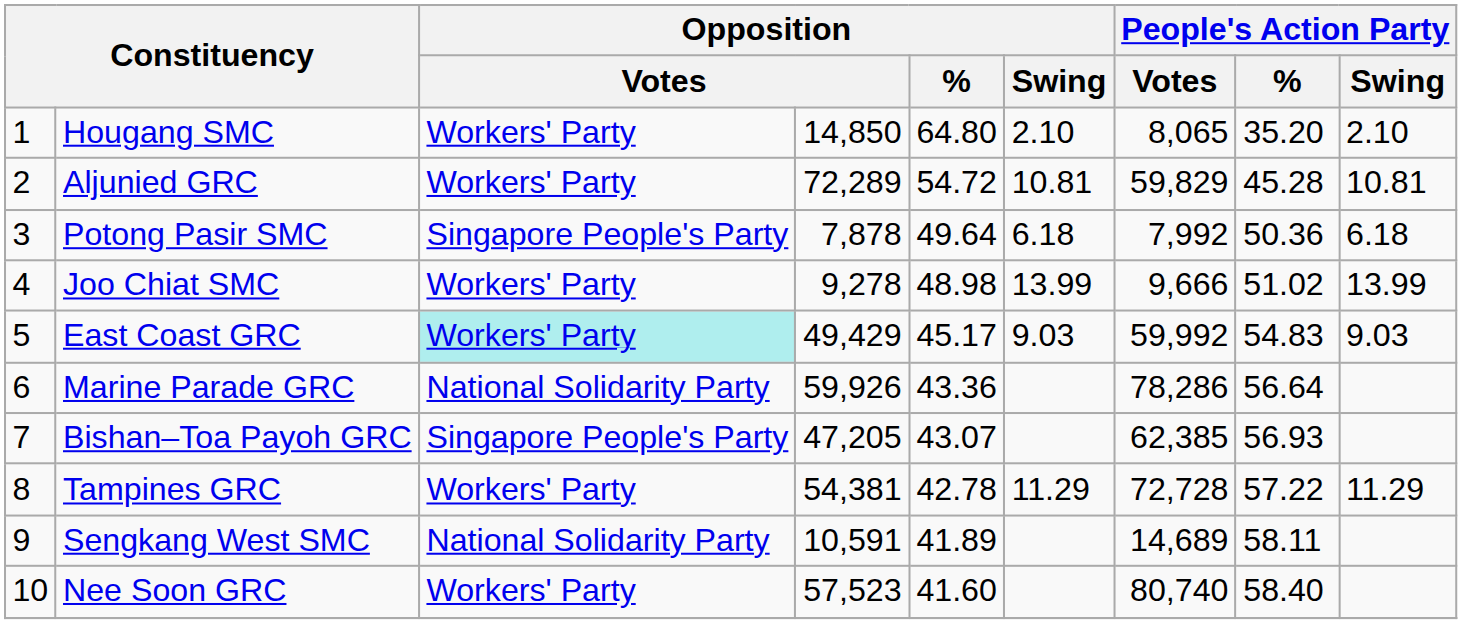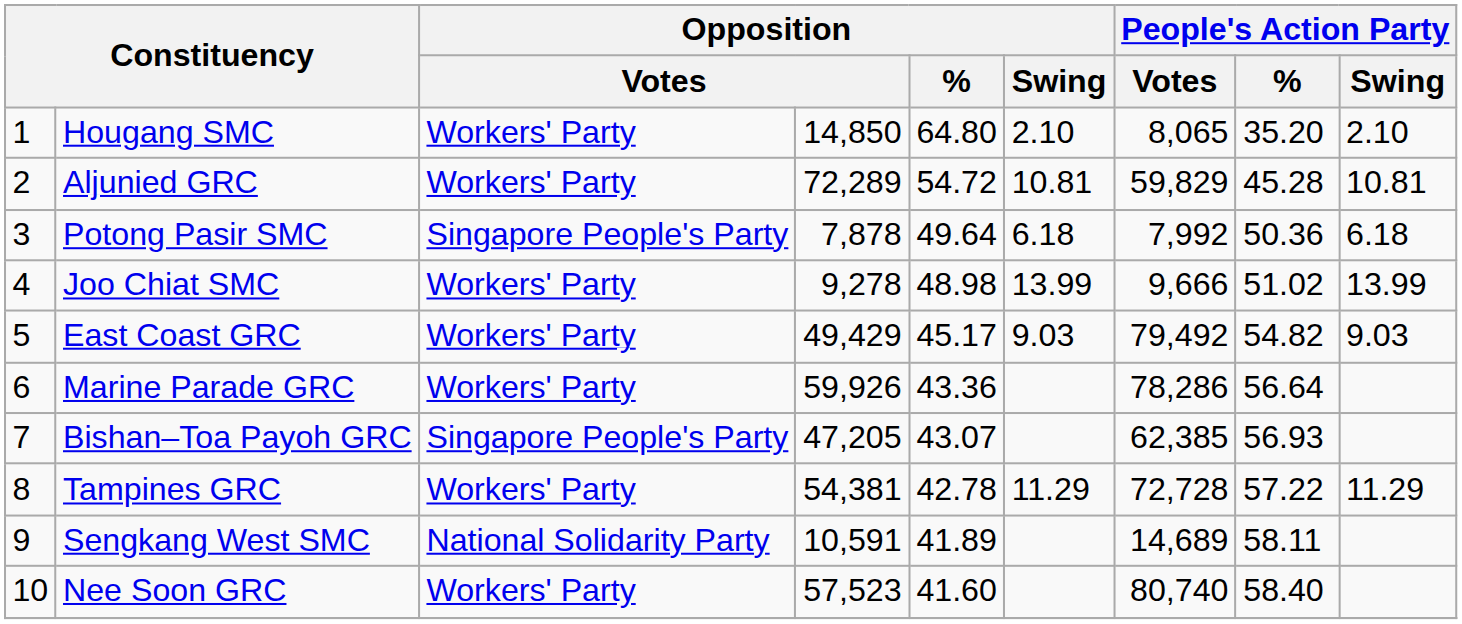(531, 336) paleturquoise background -> (531, 336) no background
(1179, 336) 59,992 -> (1179, 336) 79,492
(1284, 336) 54.83 -> (1284, 336) 54.82
(598, 387) National Solidarity Party -> (531, 387) Workers' Party
